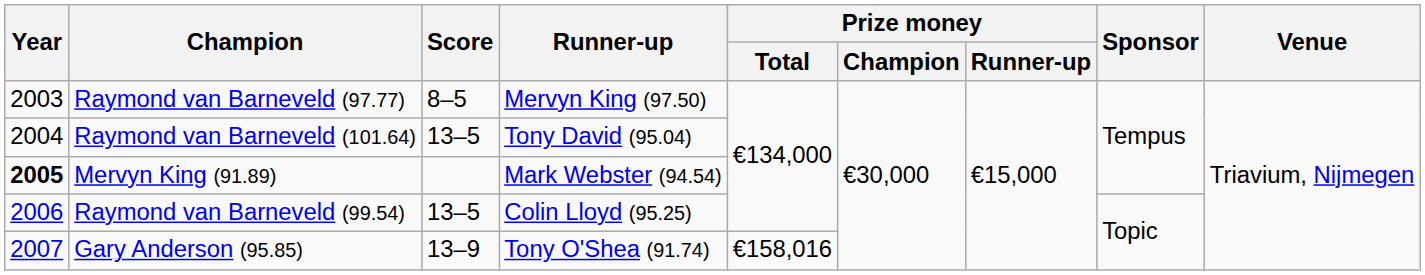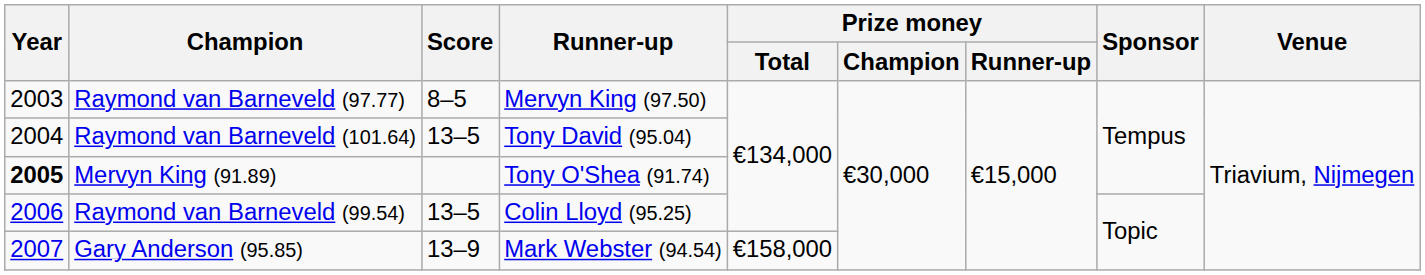(613, 174) Mark Webster (94.54) -> (607, 174) Tony O'Shea (91.74)
(607, 250) Tony O'Shea (91.74) -> (613, 250) Mark Webster (94.54)
(782, 250) €158,016 -> (782, 250) €158,000
